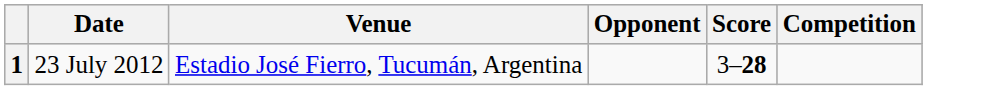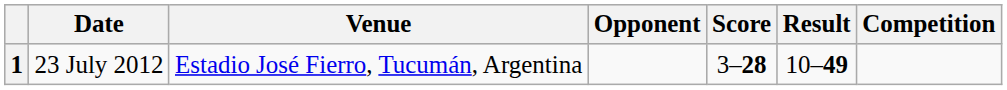+ column: (817, 24)
